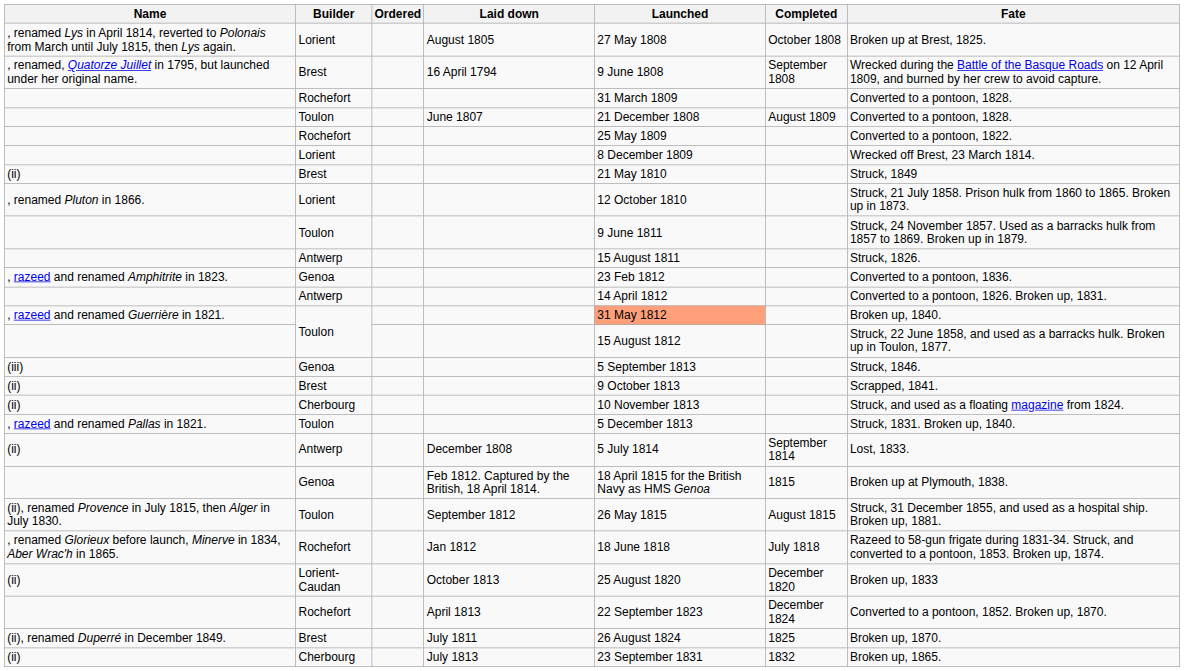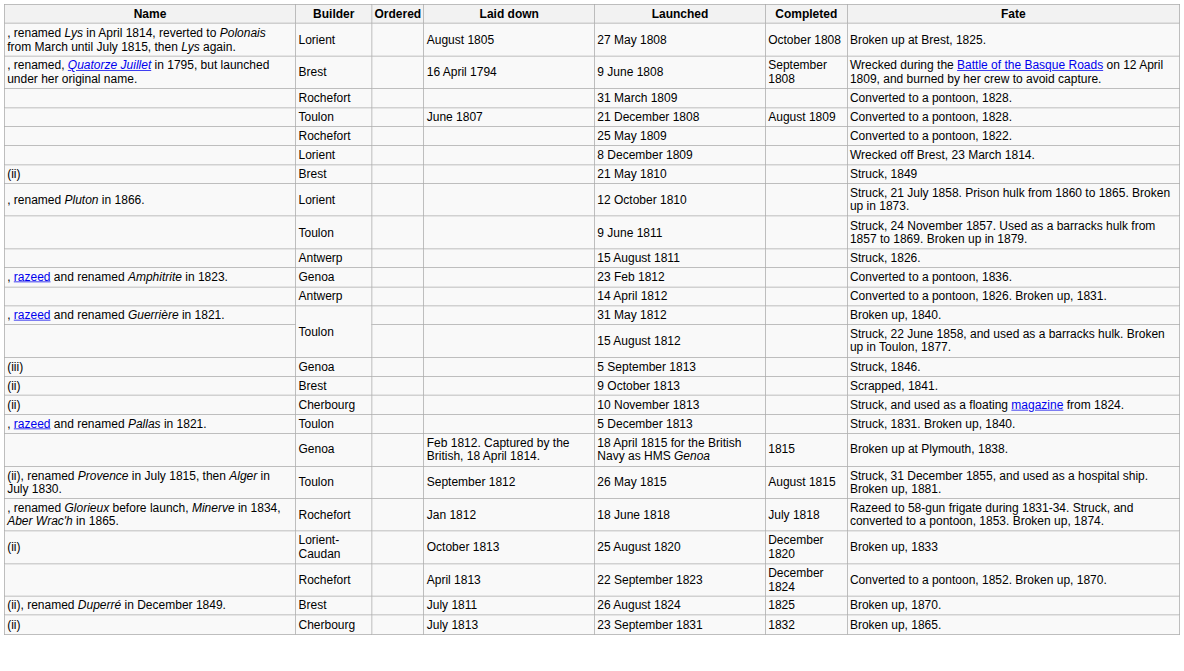(632, 315) lightsalmon background -> (632, 315) no background
- row: (14, 449)
